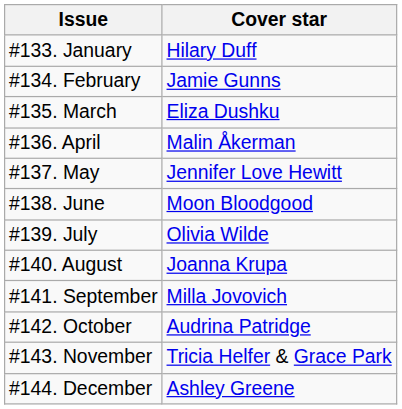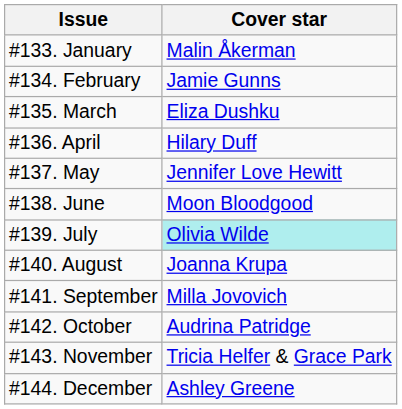(212, 50) Hilary Duff -> (231, 50) Malin Åkerman
(231, 142) Malin Åkerman -> (212, 142) Hilary Duff
(218, 234) no background -> (218, 234) paleturquoise background
